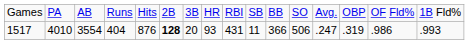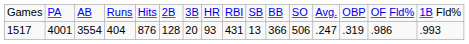(60, 30) 4010 -> (60, 30) 4001
(171, 30) bold -> (171, 30) normal
(254, 30) 11 -> (255, 30) 13
